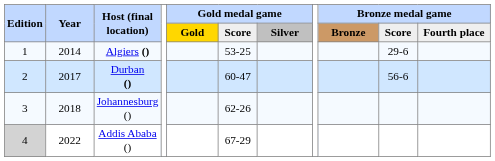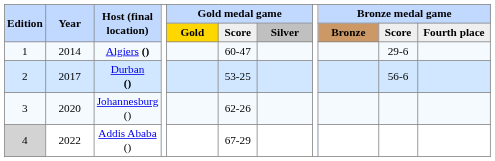(238, 51) 53-25 -> (238, 51) 60-47
(238, 76) 60-47 -> (238, 76) 53-25
(70, 108) 2018 -> (70, 108) 2020
